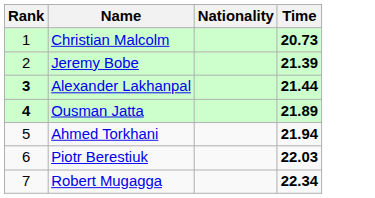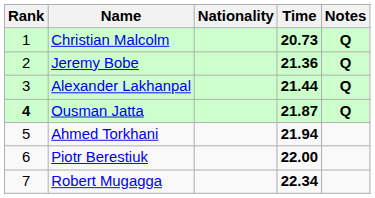+ column: (346, 16)
(299, 63) 21.39 -> (299, 63) 21.36
(26, 87) bold -> (26, 87) normal
(299, 110) 21.89 -> (299, 110) 21.87
(299, 157) 22.03 -> (299, 157) 22.00
